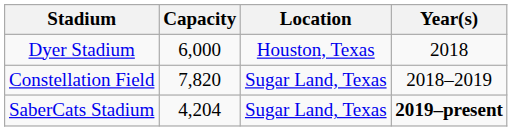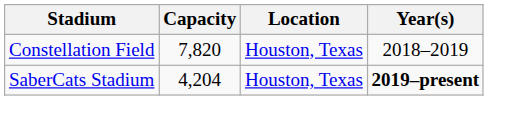- row: (82, 49)
(316, 79) Sugar Land, Texas -> (304, 49) Houston, Texas
(316, 110) Sugar Land, Texas -> (304, 79) Houston, Texas
